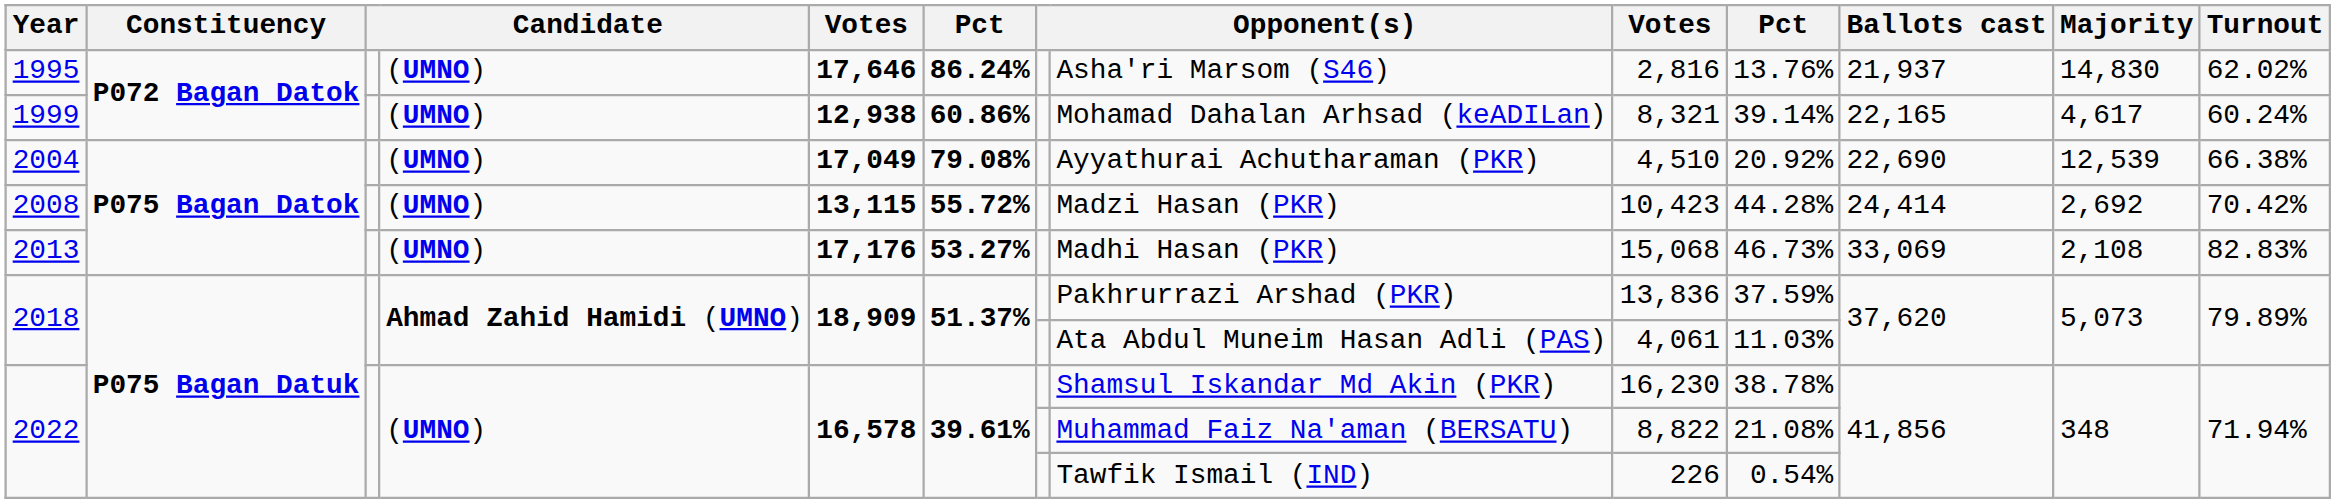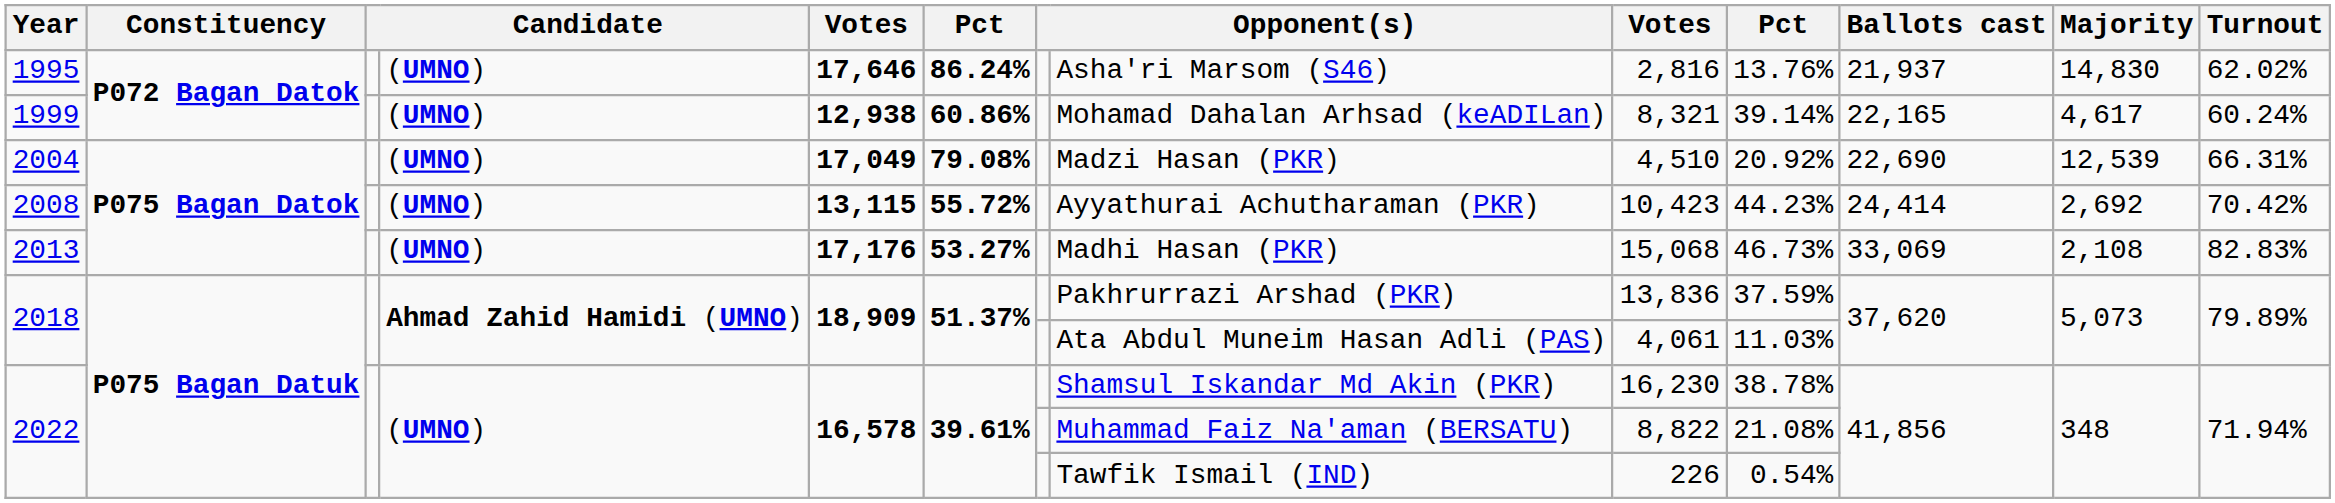(1298, 162) Ayyathurai Achutharaman (PKR) -> (1198, 162) Madzi Hasan (PKR)
(2257, 162) 66.38% -> (2257, 162) 66.31%
(1198, 207) Madzi Hasan (PKR) -> (1298, 207) Ayyathurai Achutharaman (PKR)
(1783, 207) 44.28% -> (1783, 207) 44.23%
